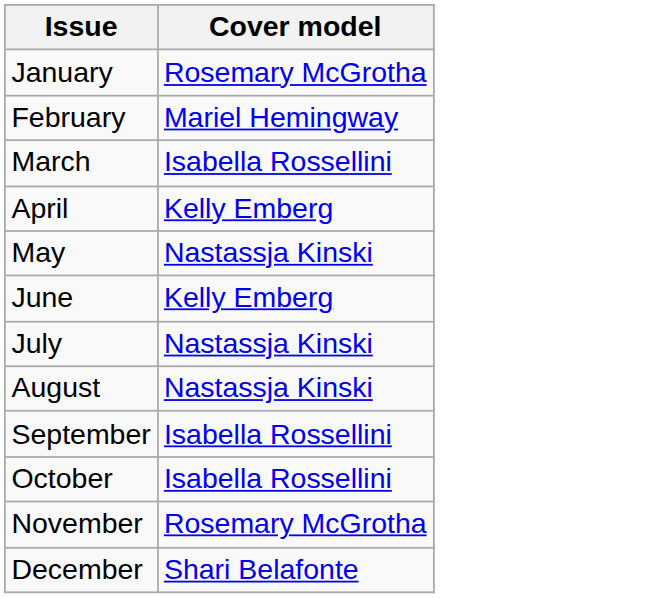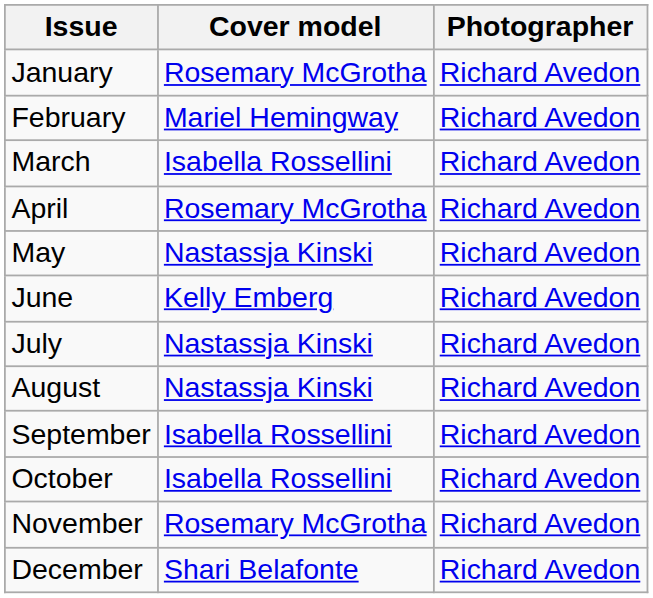+ column: (540, 27)
(249, 207) Kelly Emberg -> (295, 207) Rosemary McGrotha
